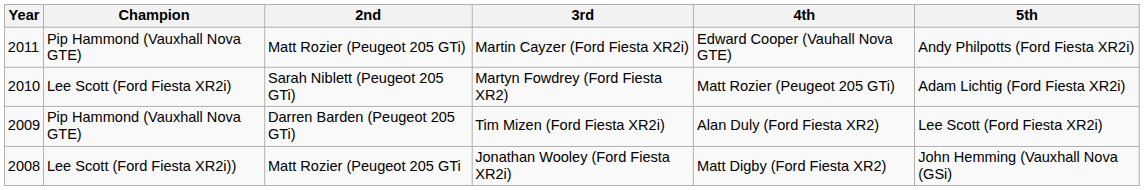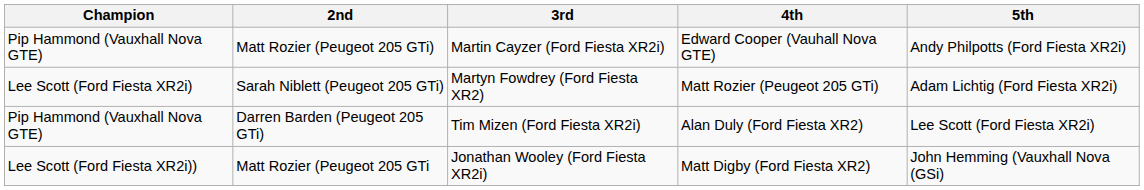- column: (24, 16)
